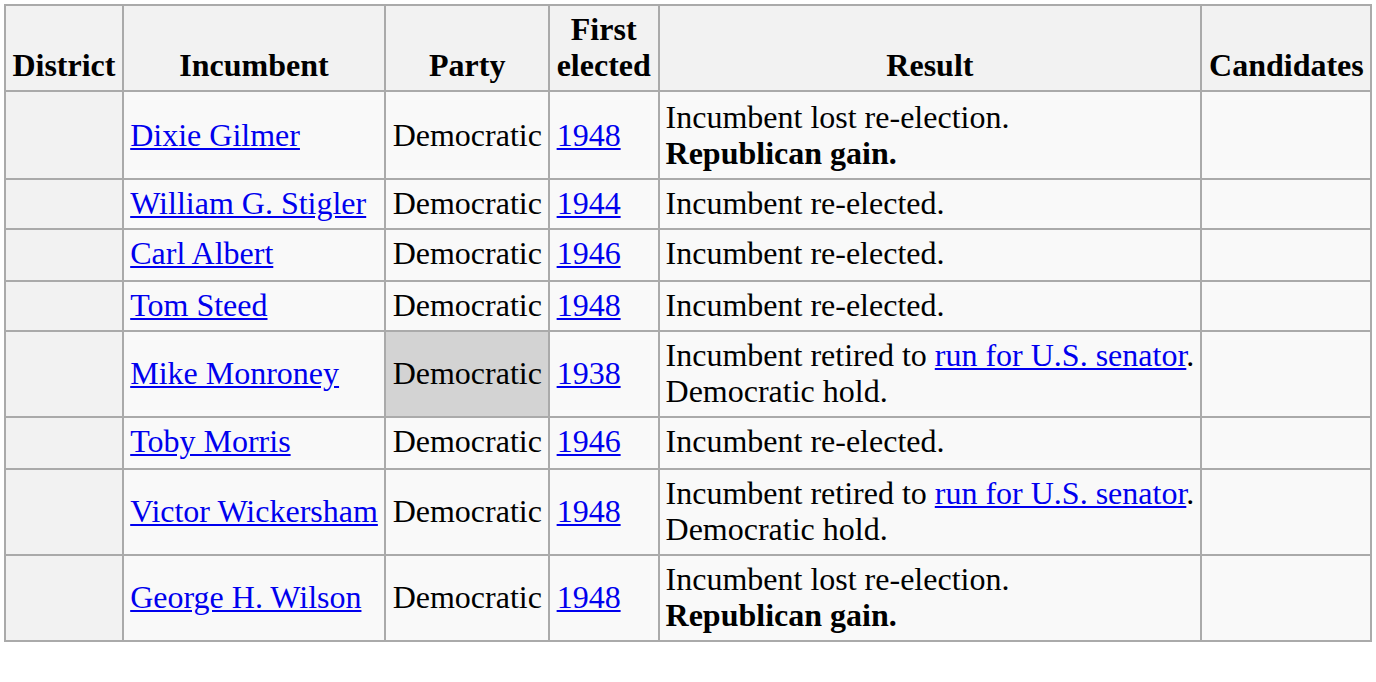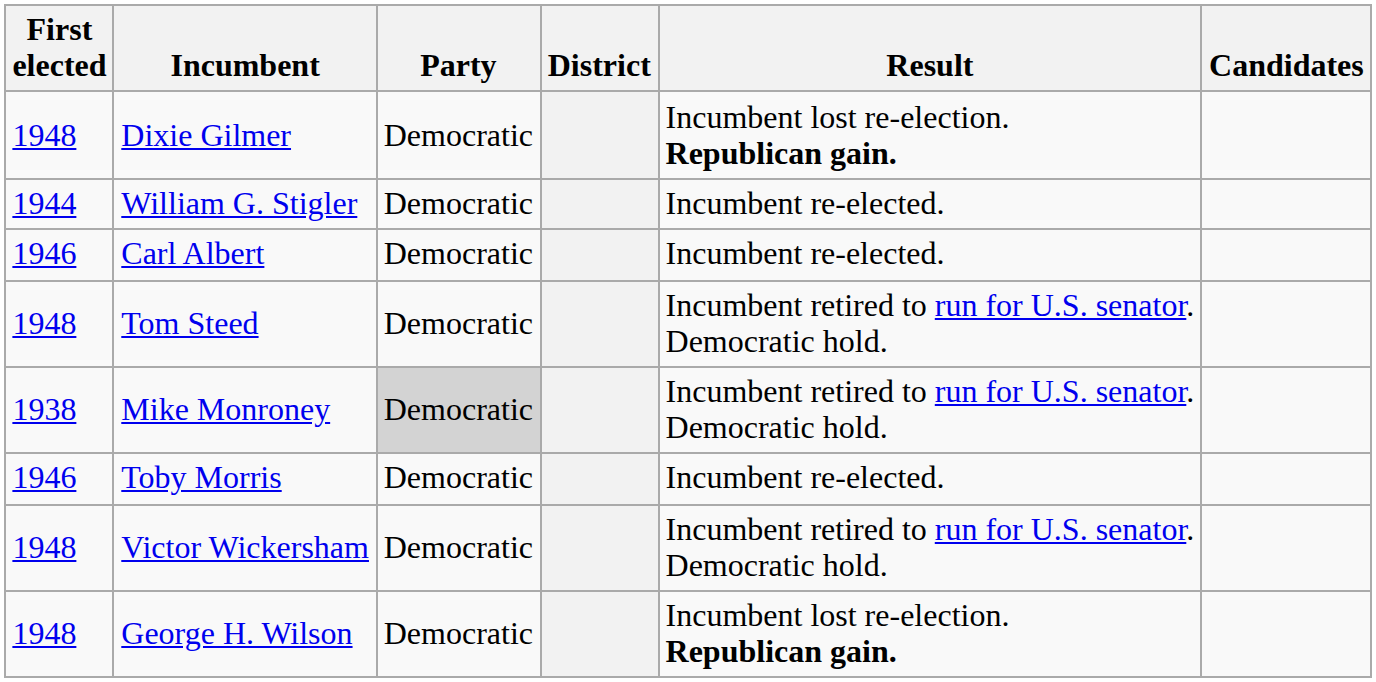columns swapped: (64, 65) <-> (604, 47)
(805, 304) Incumbent re-elected. -> (930, 322) Incumbent retired to run for U.S. senator. Democratic hold.
